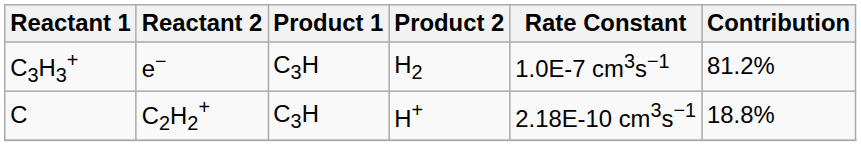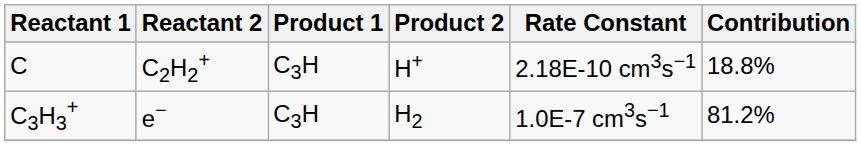rows swapped: (44, 67) <-> (19, 115)
